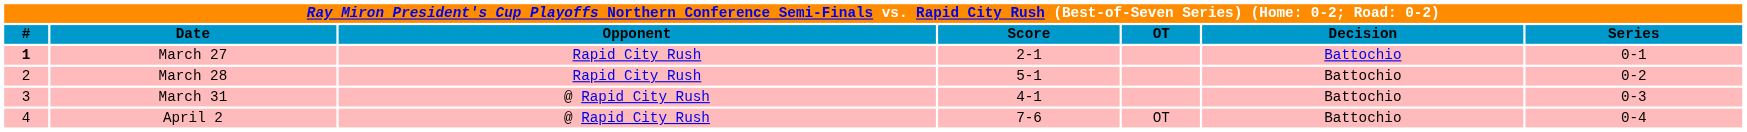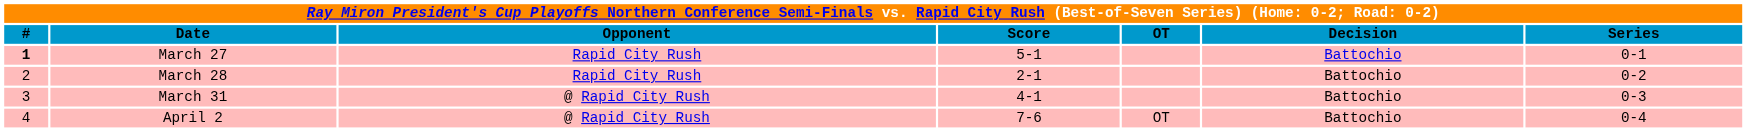(1029, 55) 2-1 -> (1029, 55) 5-1
(1029, 76) 5-1 -> (1029, 76) 2-1
